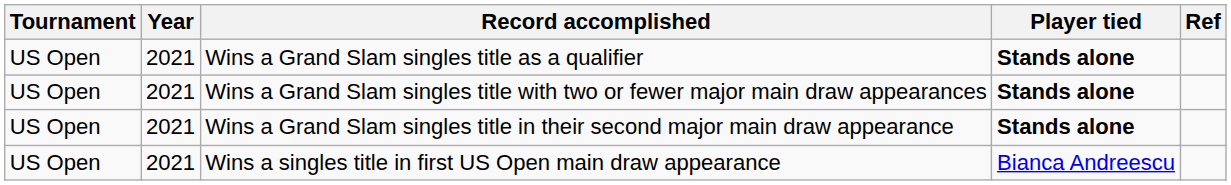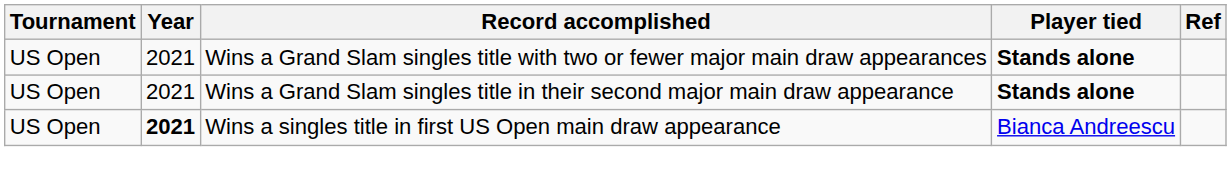- row: (424, 57)
(170, 162) normal -> (170, 127) bold
